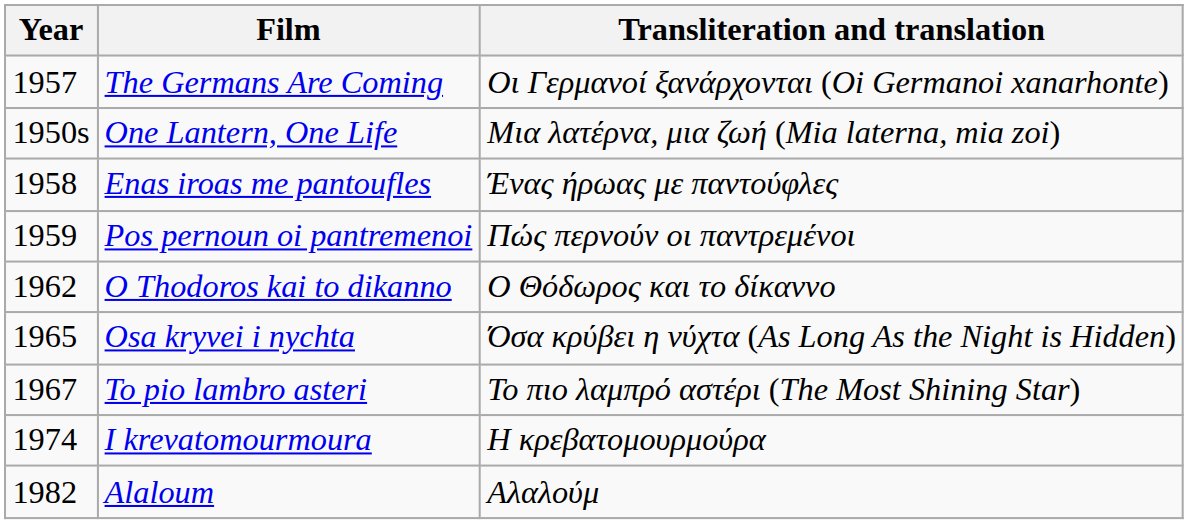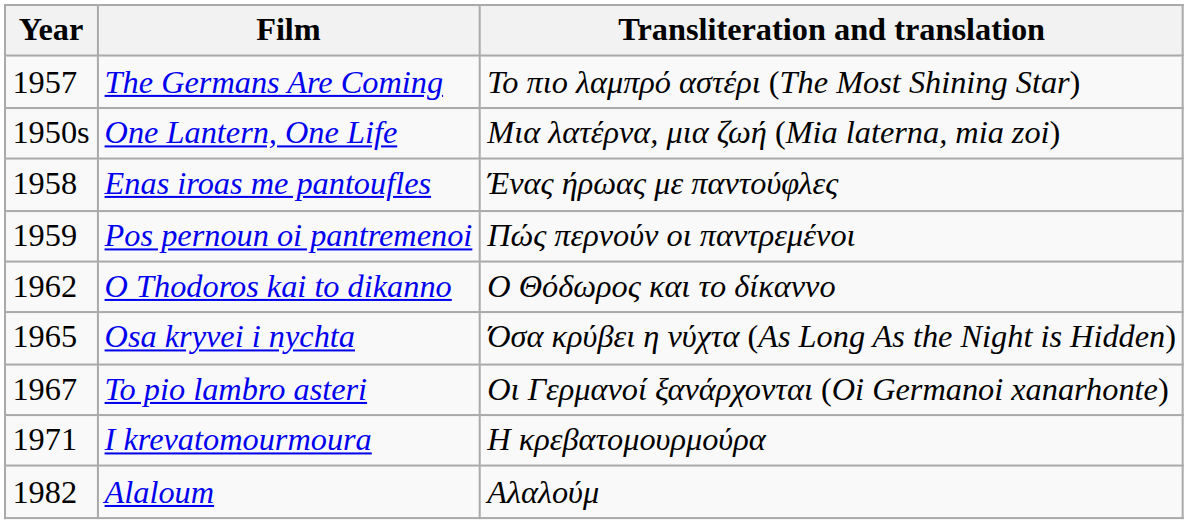(828, 81) Οι Γερμανοί ξανάρχονται (Oi Germanoi xanarhonte) -> (784, 81) Το πιο λαμπρό αστέρι (The Most Shining Star)
(784, 388) Το πιο λαμπρό αστέρι (The Most Shining Star) -> (828, 388) Οι Γερμανοί ξανάρχονται (Oi Germanoi xanarhonte)
(45, 440) 1974 -> (45, 440) 1971
